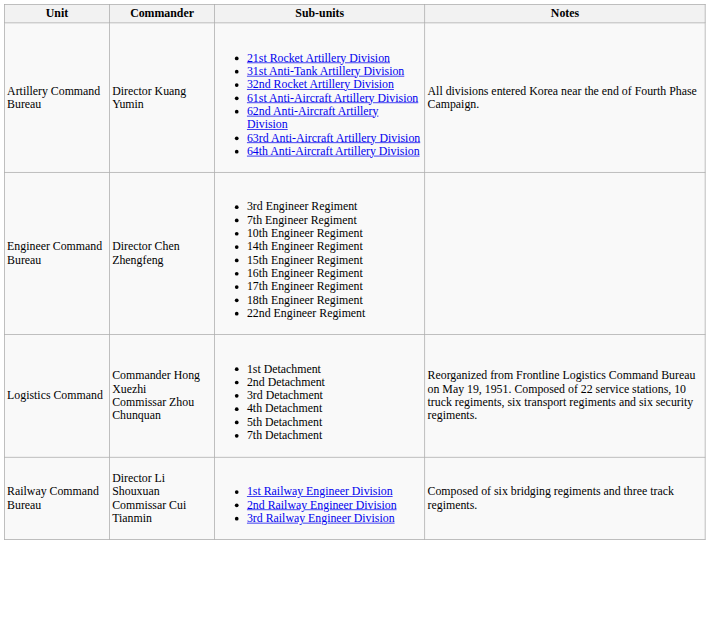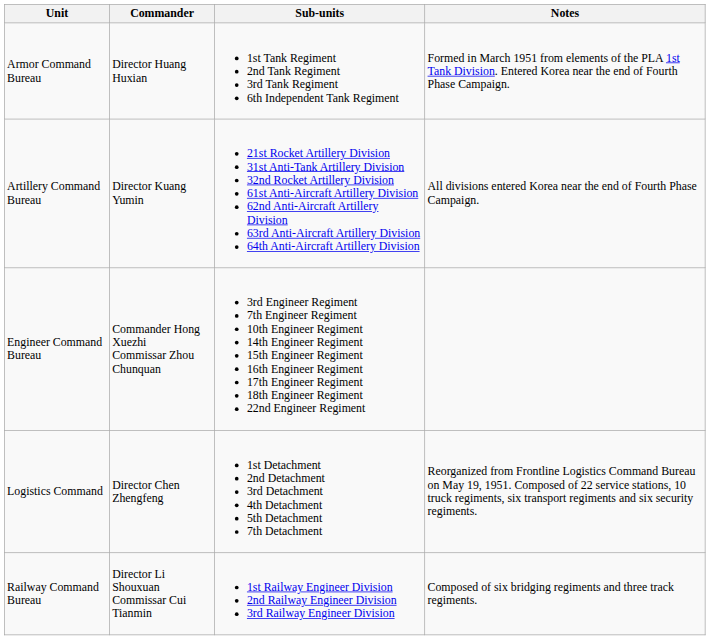+ row: (49, 71)
(146, 253) Director Chen Zhengfeng -> (156, 349) Commander Hong Xuezhi Commissar Zhou Chunquan
(156, 395) Commander Hong Xuezhi Commissar Zhou Chunquan -> (146, 491) Director Chen Zhengfeng
